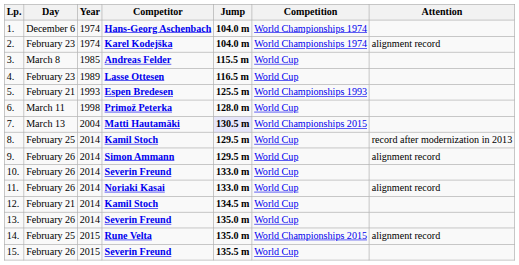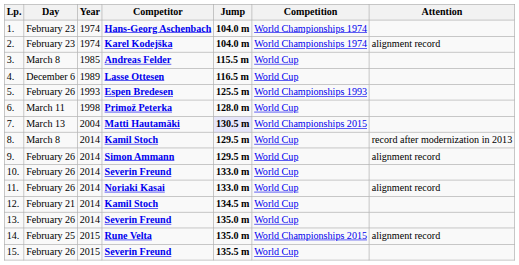(51, 28) December 6 -> (51, 28) February 23
(51, 76) February 23 -> (51, 76) December 6
(51, 92) February 21 -> (51, 92) February 26
(51, 140) February 25 -> (43, 140) March 8
